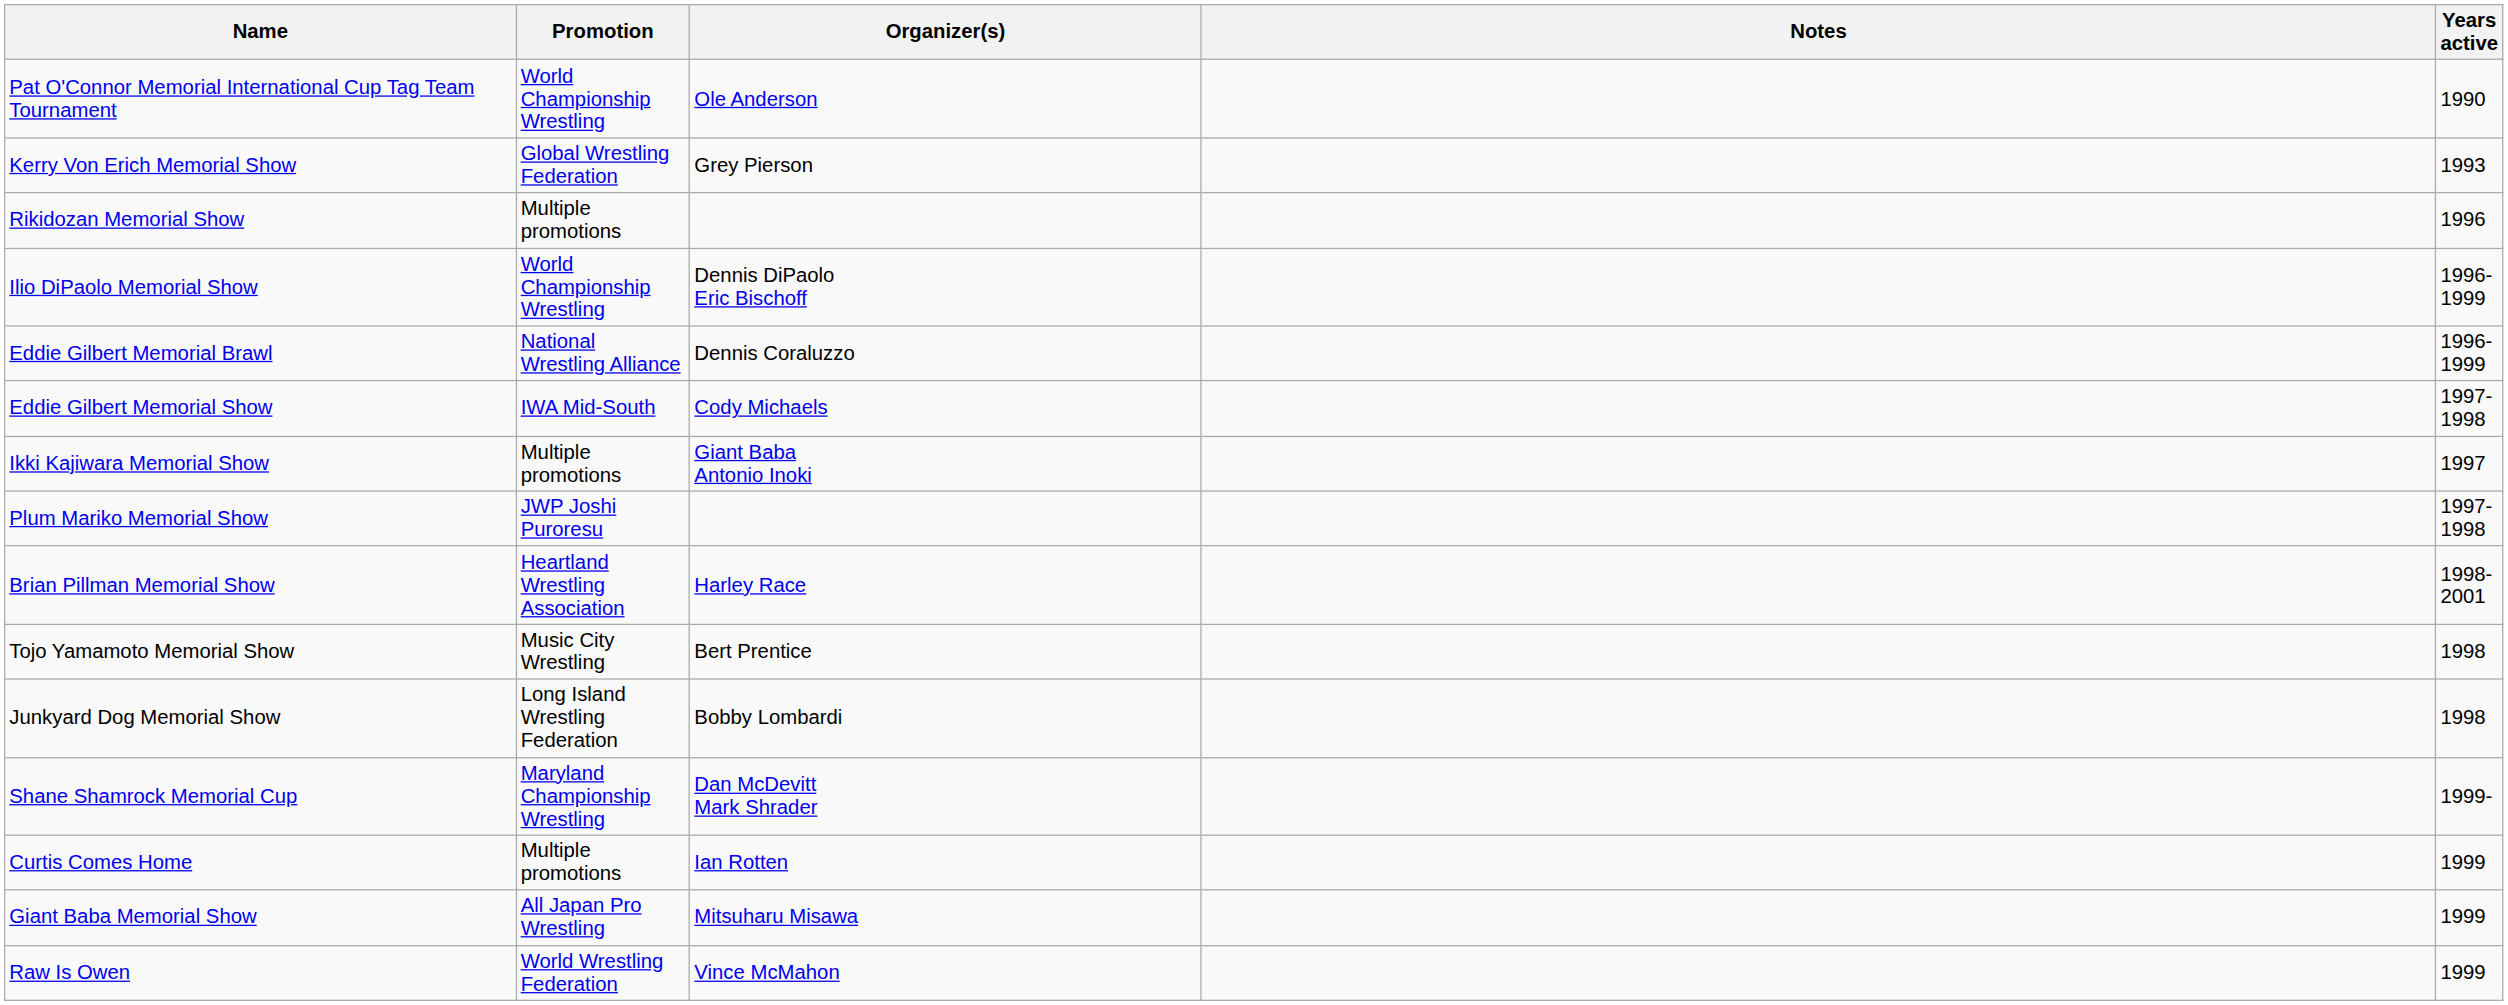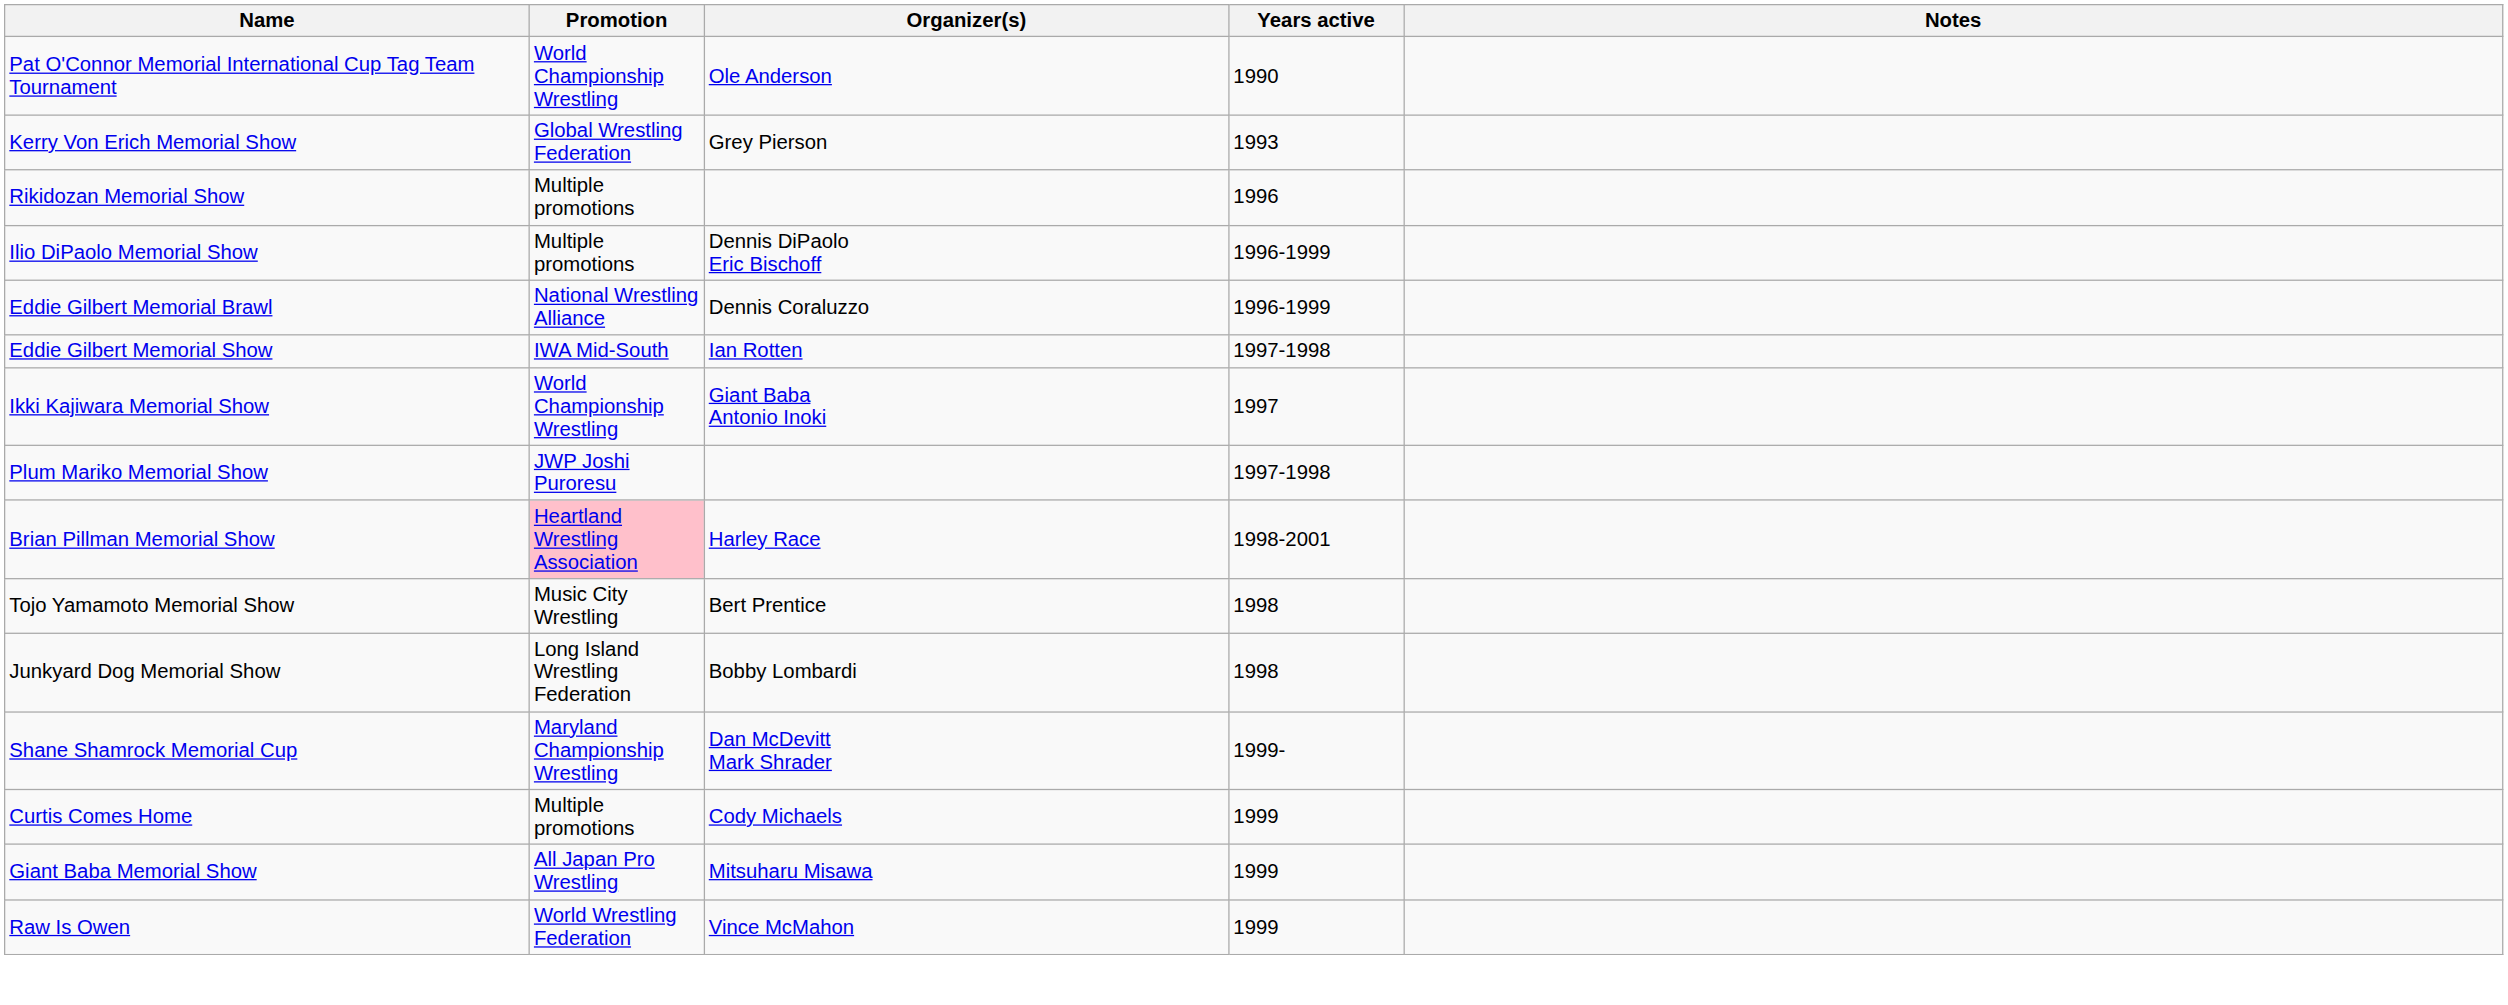columns swapped: (2469, 32) <-> (1818, 32)
(586, 286) World Championship Wrestling -> (584, 252) Multiple promotions
(761, 408) Cody Michaels -> (756, 351) Ian Rotten
(571, 463) Multiple promotions -> (599, 406) World Championship Wrestling
(573, 584) no background -> (586, 539) pink background
(741, 862) Ian Rotten -> (775, 816) Cody Michaels
